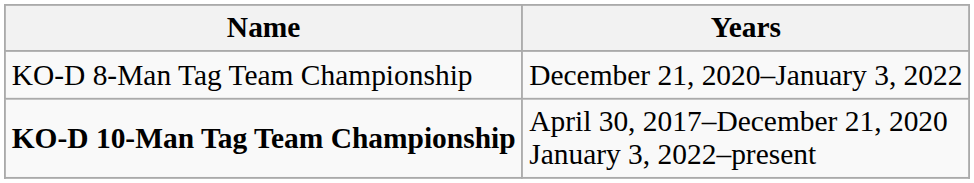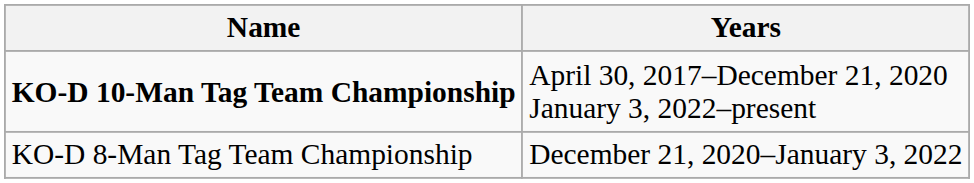rows swapped: (264, 137) <-> (242, 74)
